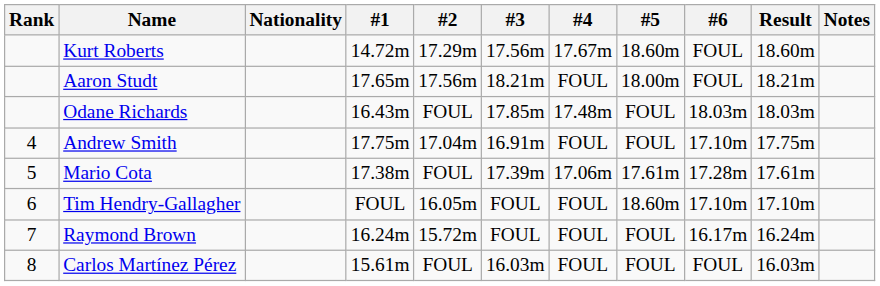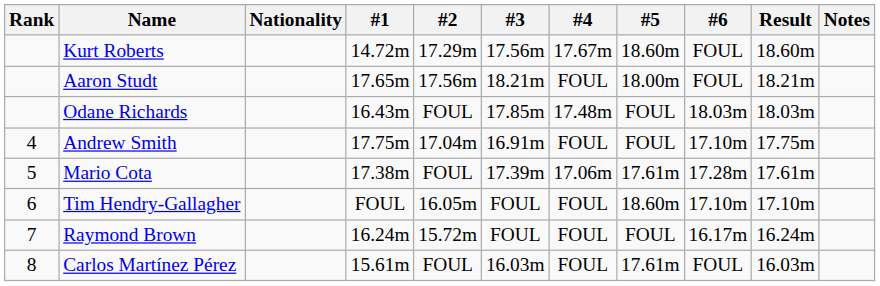(650, 265) FOUL -> (650, 265) 17.61m
